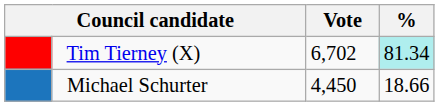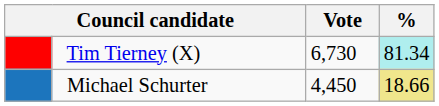(334, 52) 6,702 -> (334, 52) 6,730
(407, 85) no background -> (407, 85) khaki background
